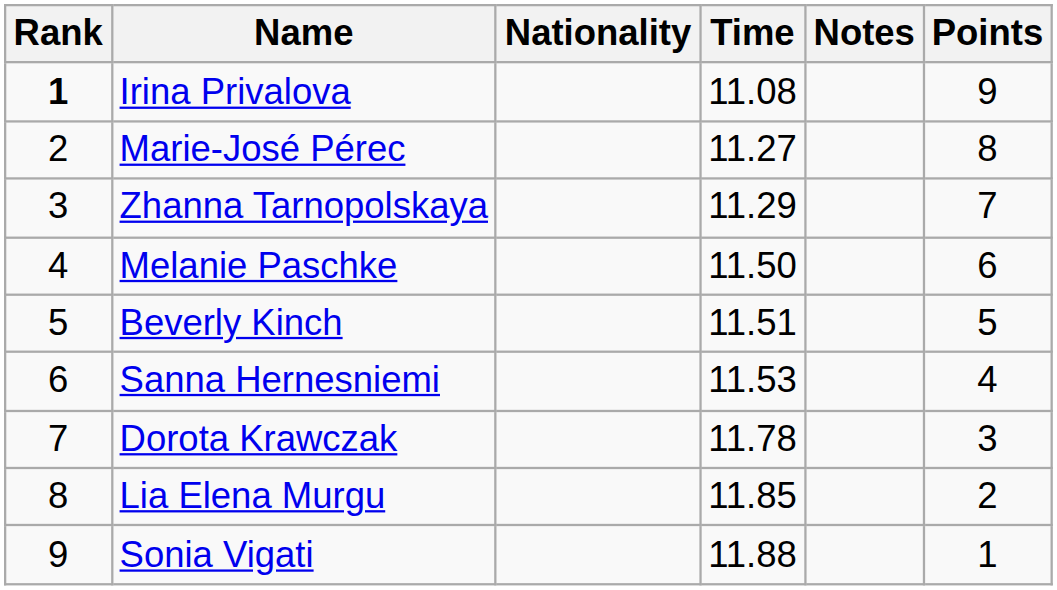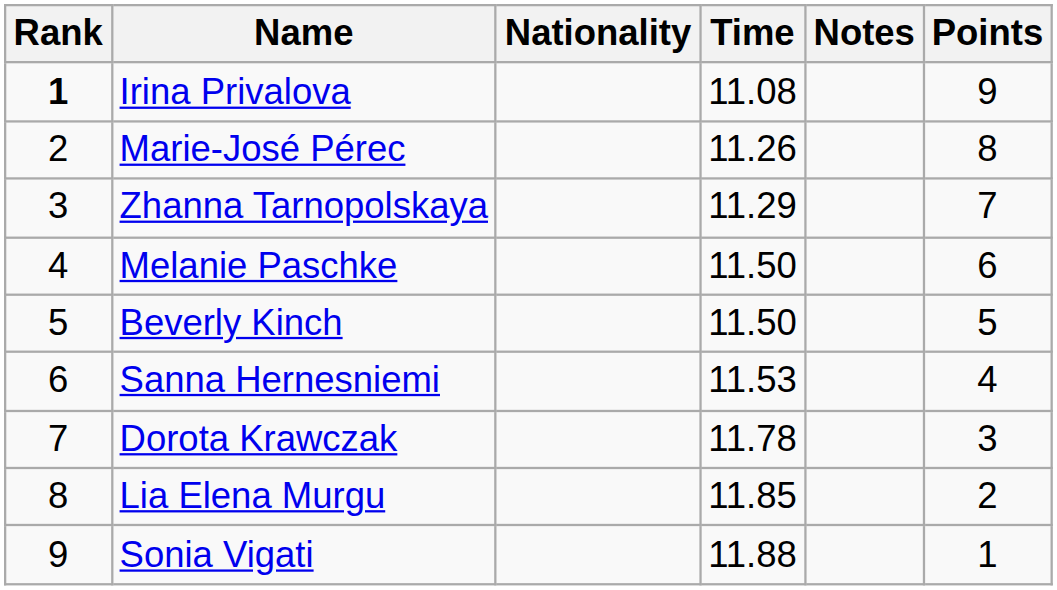(752, 149) 11.27 -> (752, 149) 11.26
(752, 322) 11.51 -> (752, 322) 11.50
